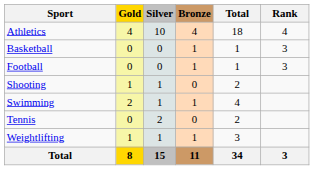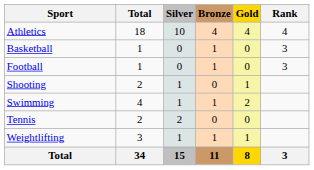columns swapped: (130, 13) <-> (237, 13)
